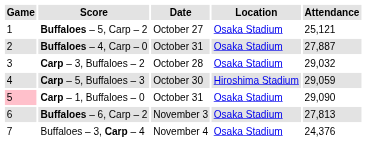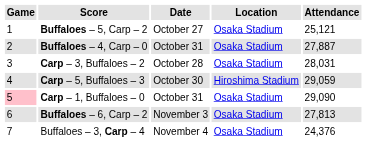(320, 63) 29,032 -> (320, 63) 28,031
